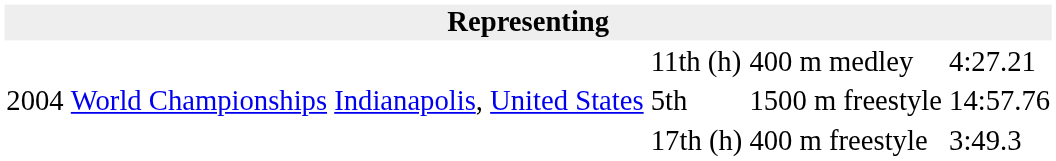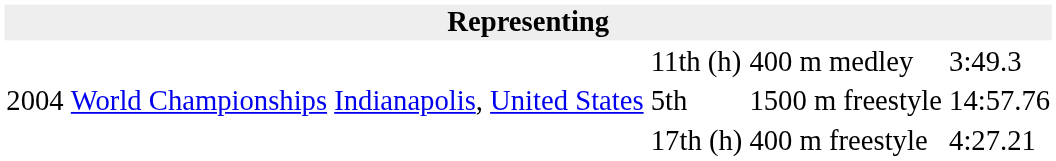(992, 61) 4:27.21 -> (985, 61) 3:49.3
(985, 140) 3:49.3 -> (992, 140) 4:27.21
